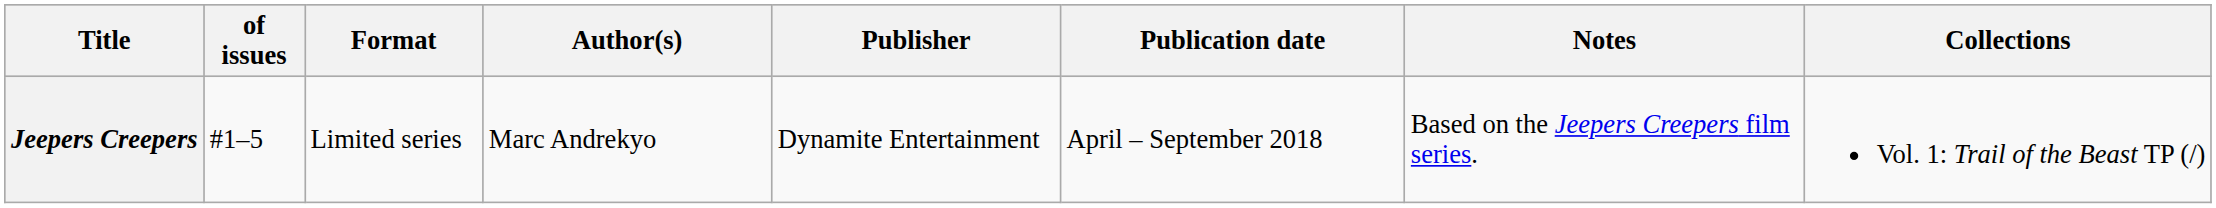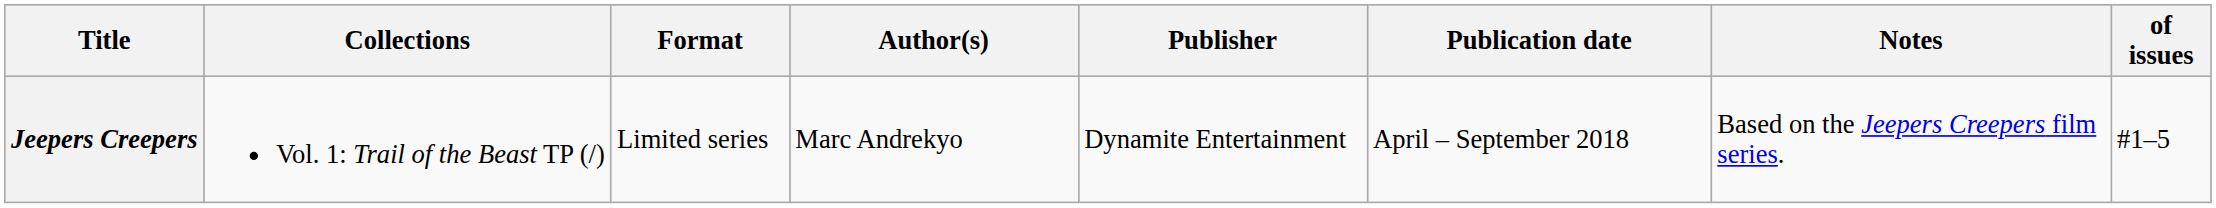columns swapped: (254, 40) <-> (2008, 40)
